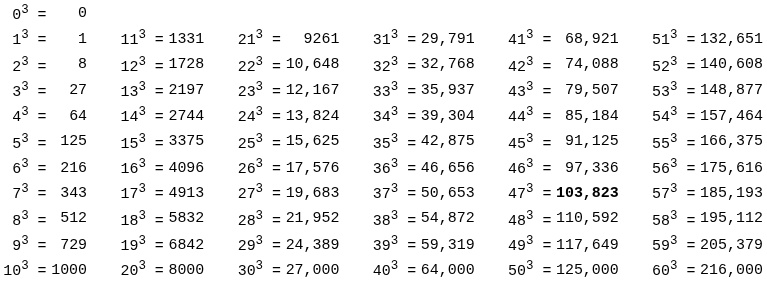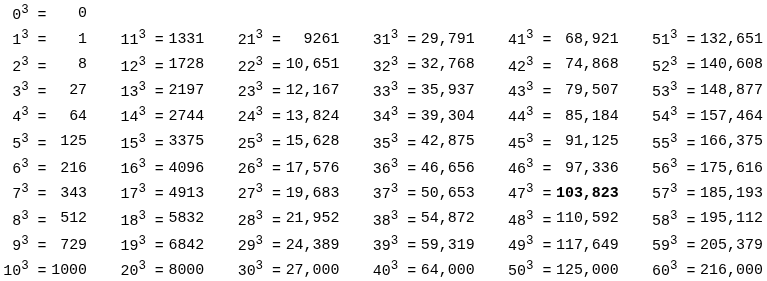(313, 64) 10,648 -> (313, 64) 10,651
(592, 64) 74,088 -> (592, 64) 74,868
(313, 141) 15,625 -> (313, 141) 15,628
